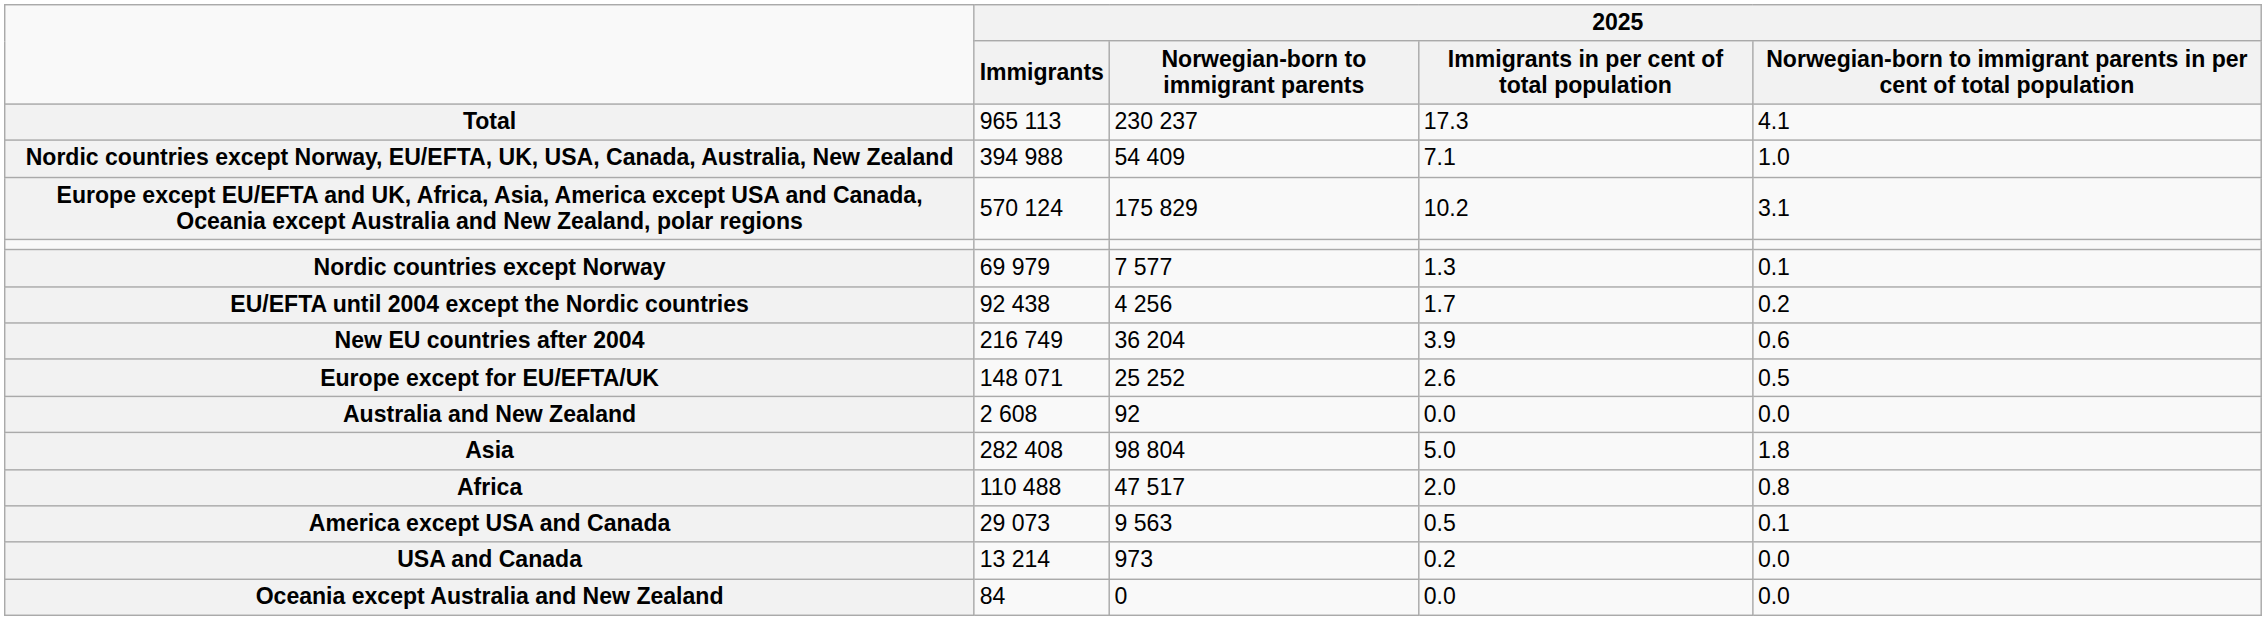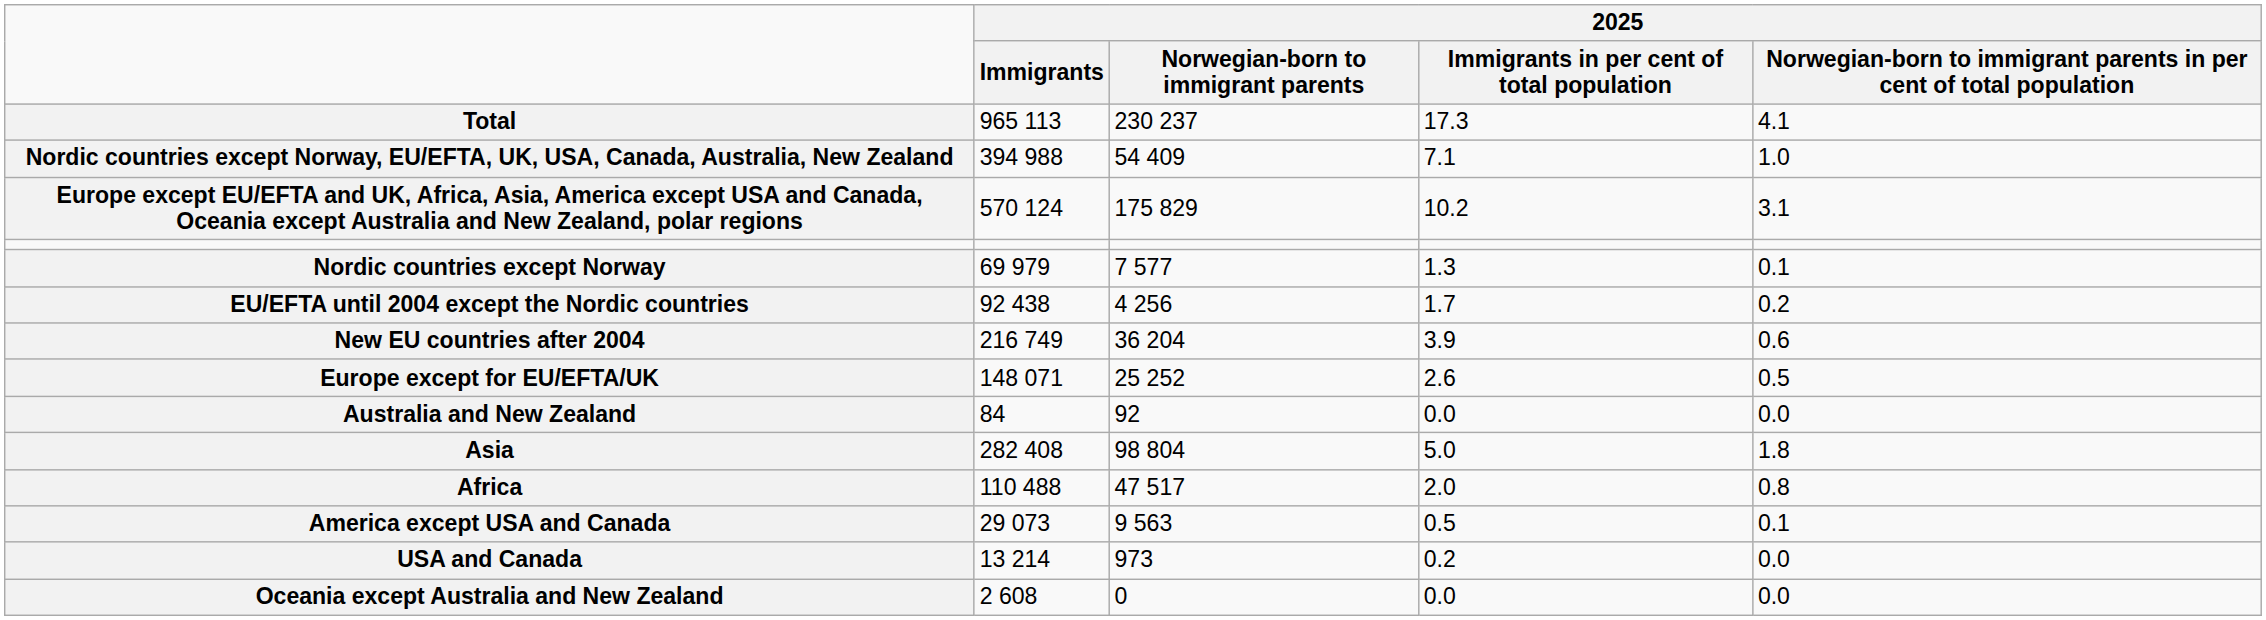(1009, 414) 2 608 -> (993, 414) 84
(993, 596) 84 -> (1009, 596) 2 608
